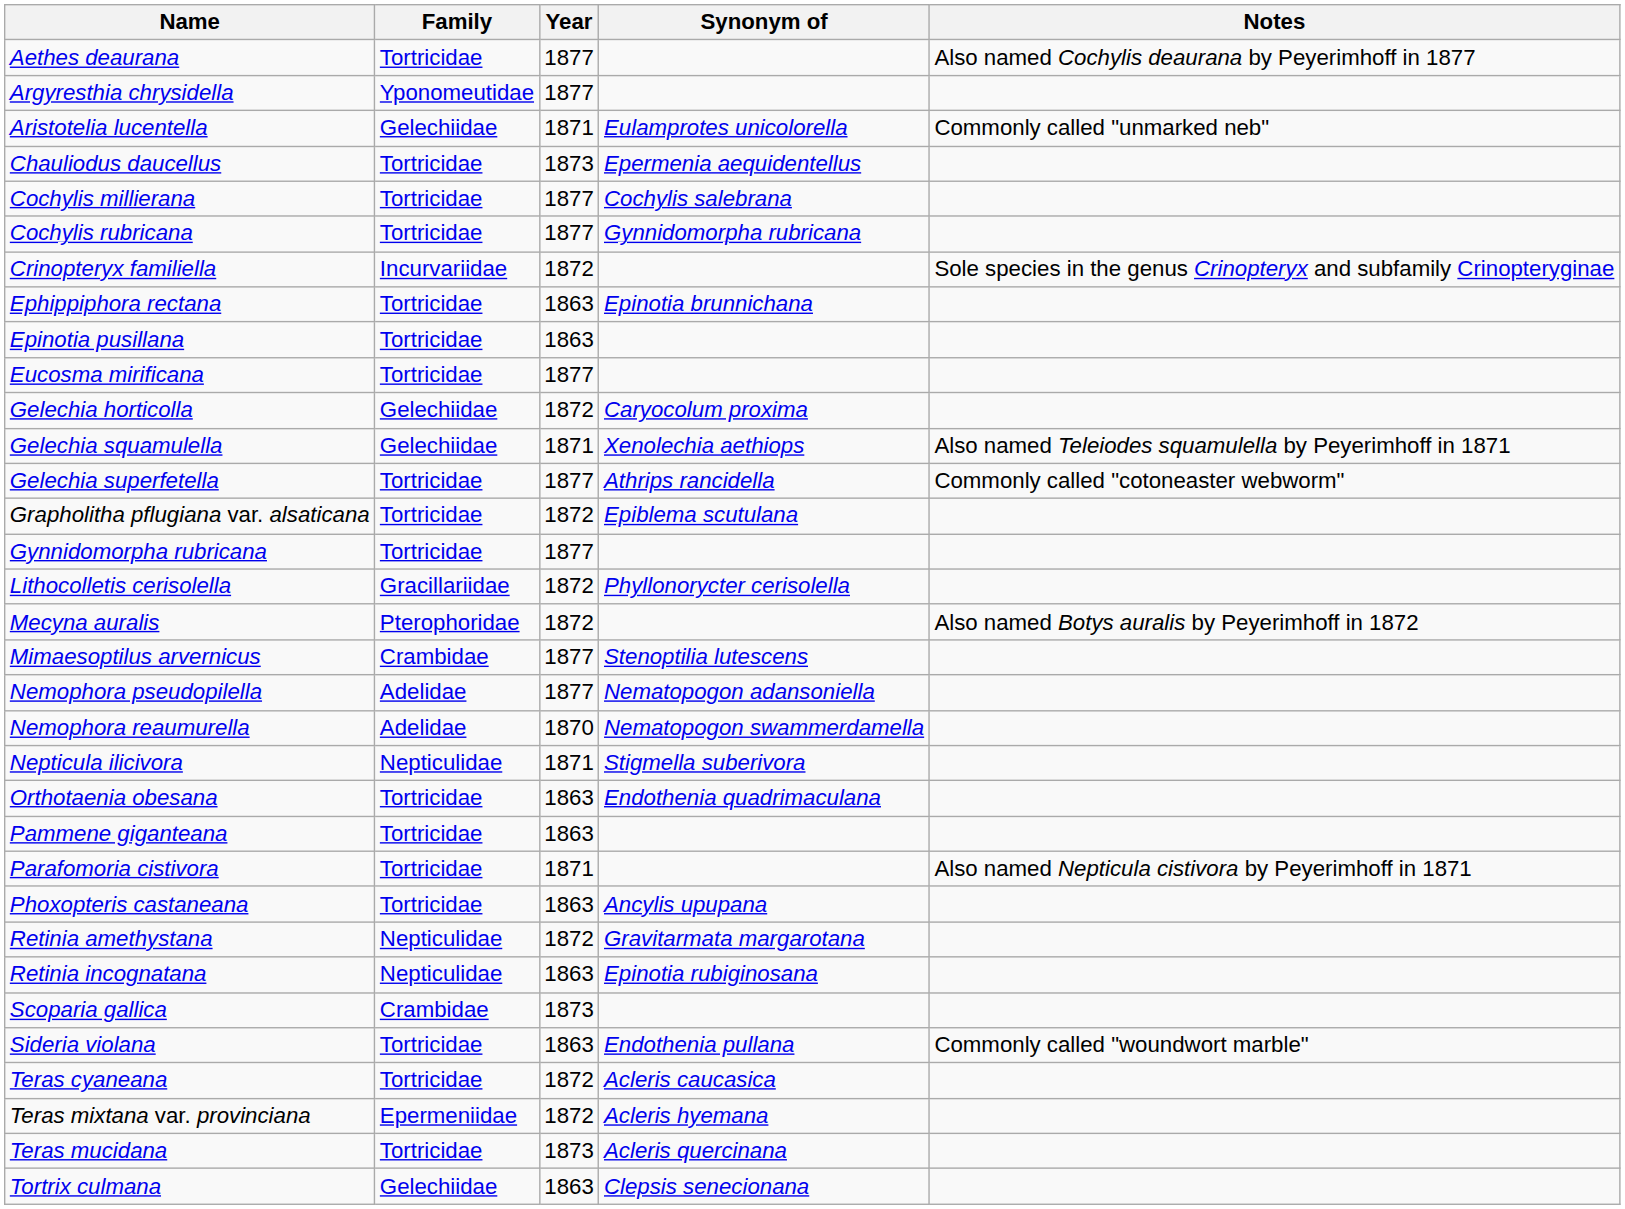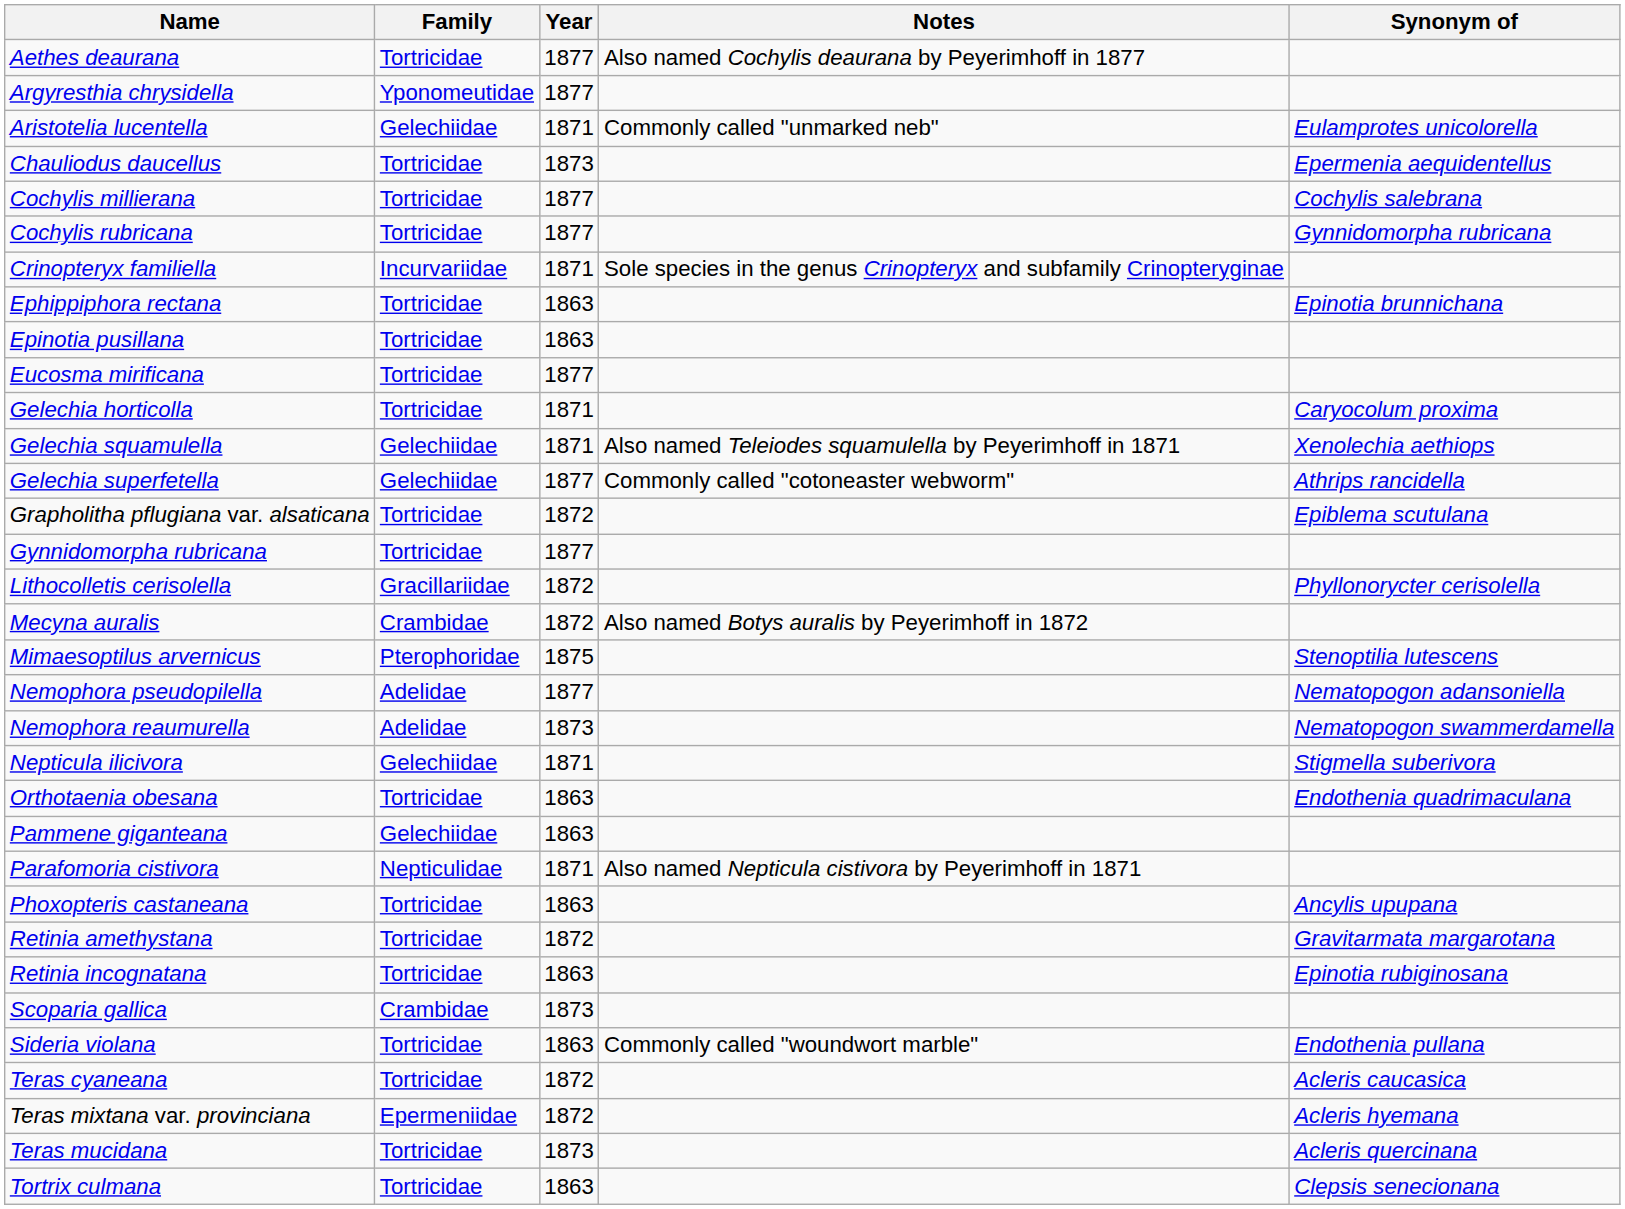columns swapped: (764, 22) <-> (1274, 22)
(569, 269) 1872 -> (569, 269) 1871
(439, 410) Gelechiidae -> (431, 410) Tortricidae
(569, 410) 1872 -> (569, 410) 1871
(431, 480) Tortricidae -> (439, 480) Gelechiidae
(450, 621) Pterophoridae -> (434, 621) Crambidae
(434, 657) Crambidae -> (450, 657) Pterophoridae
(569, 657) 1877 -> (569, 657) 1875
(569, 727) 1870 -> (569, 727) 1873
(441, 762) Nepticulidae -> (439, 762) Gelechiidae
(431, 833) Tortricidae -> (439, 833) Gelechiidae
(431, 868) Tortricidae -> (441, 868) Nepticulidae
(441, 939) Nepticulidae -> (431, 939) Tortricidae
(441, 974) Nepticulidae -> (431, 974) Tortricidae
(439, 1186) Gelechiidae -> (431, 1186) Tortricidae
